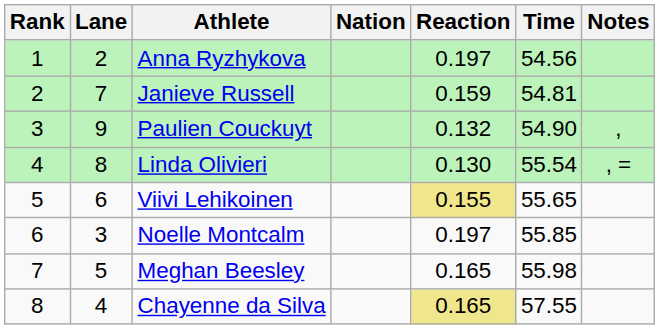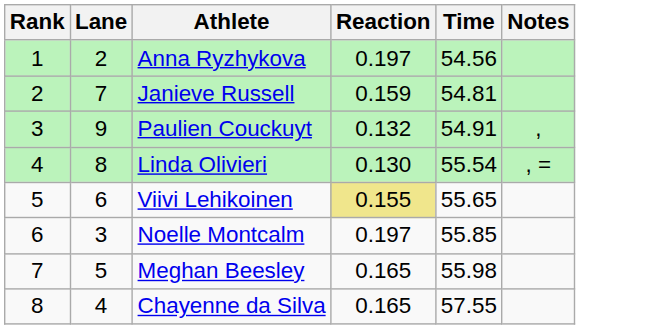- column: (371, 22)
(549, 128) 54.90 -> (469, 128) 54.91
(463, 306) khaki background -> (383, 306) no background
